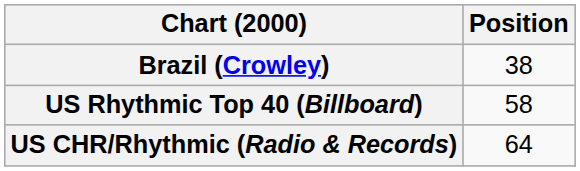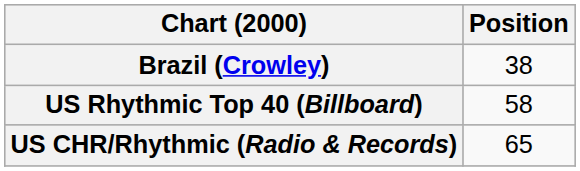(519, 144) 64 -> (519, 144) 65
